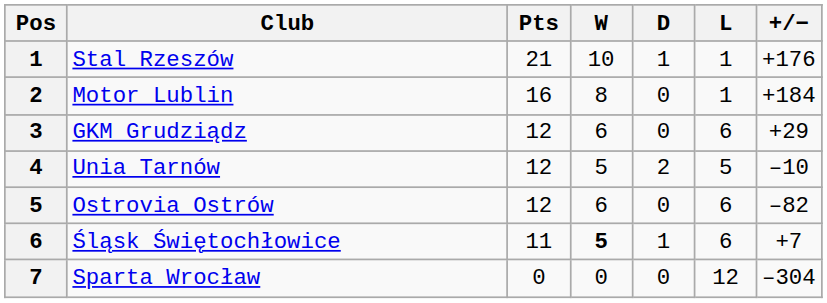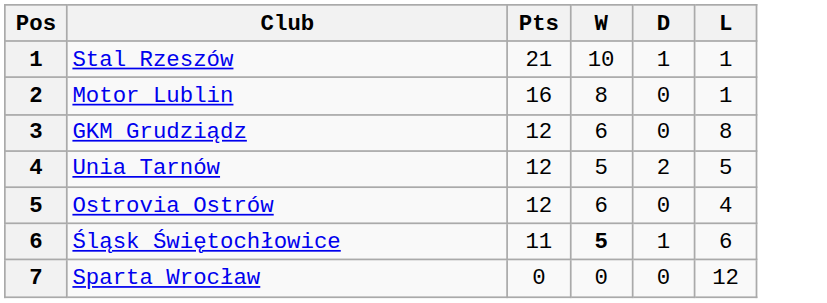- column: (789, 23)
(726, 132) 6 -> (726, 132) 8
(726, 205) 6 -> (726, 205) 4
